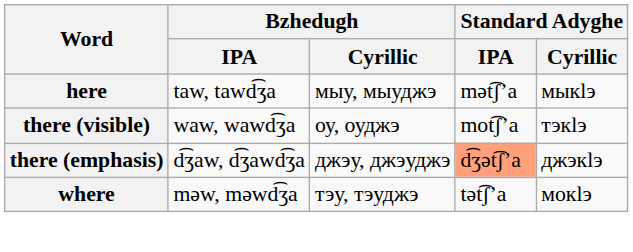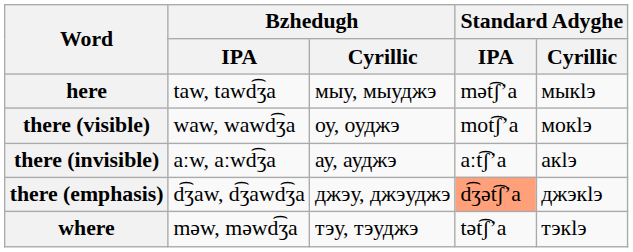(564, 125) тэкӏэ -> (566, 125) мокӏэ
+ row: (87, 159)
(566, 194) мокӏэ -> (564, 228) тэкӏэ
